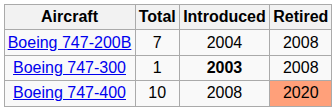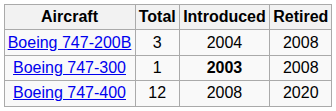(157, 42) 7 -> (157, 42) 3
(157, 93) 10 -> (157, 93) 12
(301, 93) lightsalmon background -> (301, 93) no background
